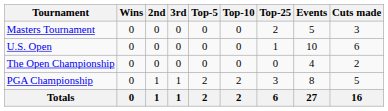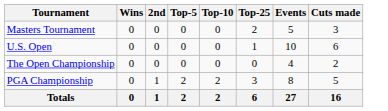- column: (178, 13)
